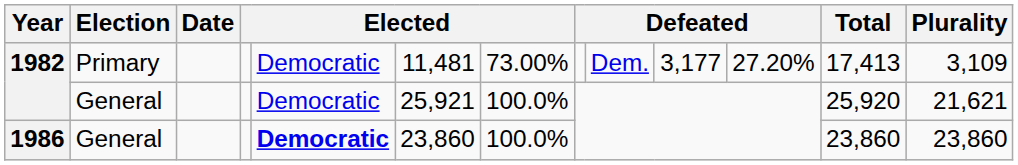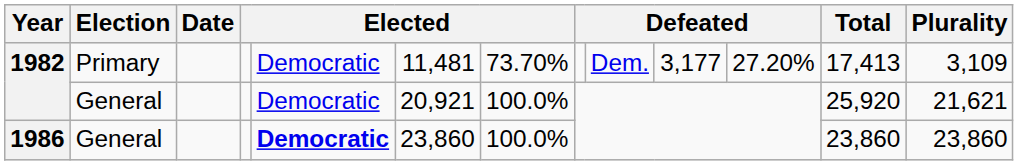(527, 62) 73.00% -> (527, 62) 73.70%
(438, 100) 25,921 -> (438, 100) 20,921
